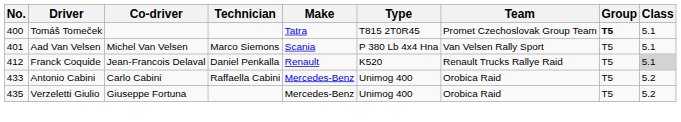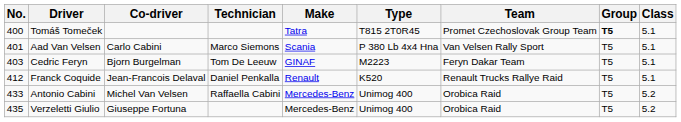(147, 46) Michel Van Velsen -> (134, 46) Carlo Cabini
+ row: (59, 62)
(649, 62) lightgrey background -> (649, 77) no background
(134, 77) Carlo Cabini -> (147, 93) Michel Van Velsen
